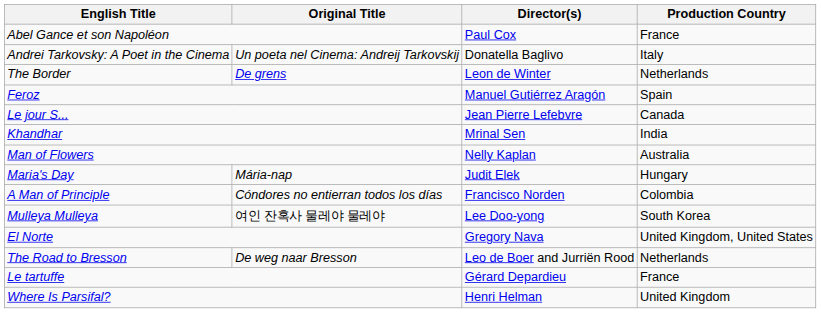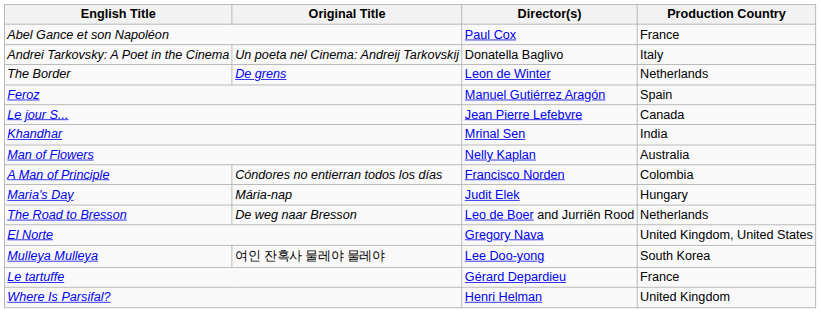rows swapped: (58, 194) <-> (40, 174)
rows swapped: (53, 216) <-> (67, 257)
